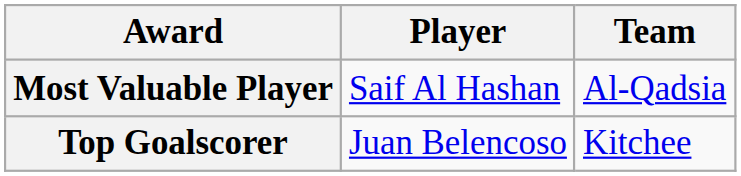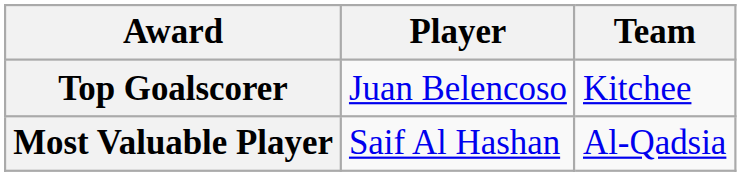rows swapped: (173, 87) <-> (173, 142)
